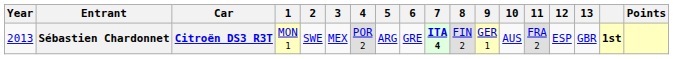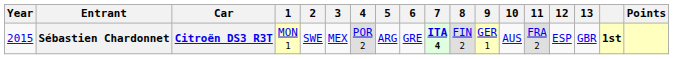(20, 38) 2013 -> (20, 38) 2015
